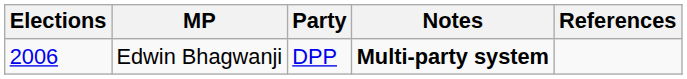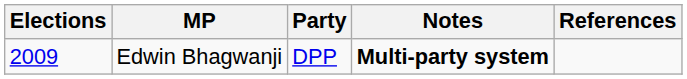(34, 56) 2006 -> (34, 56) 2009
